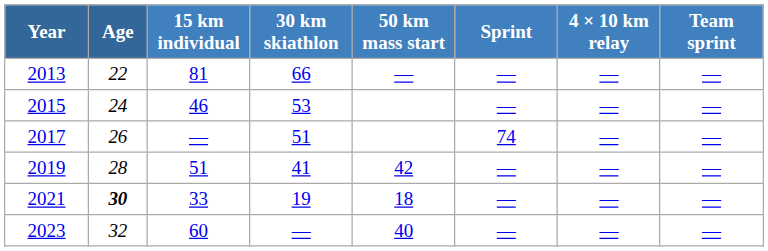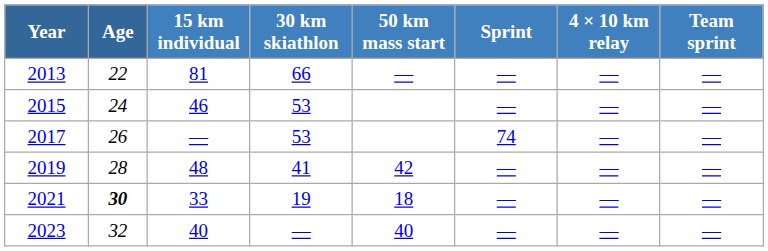(301, 136) 51 -> (301, 136) 53
(199, 168) 51 -> (199, 168) 48
(199, 230) 60 -> (199, 230) 40
